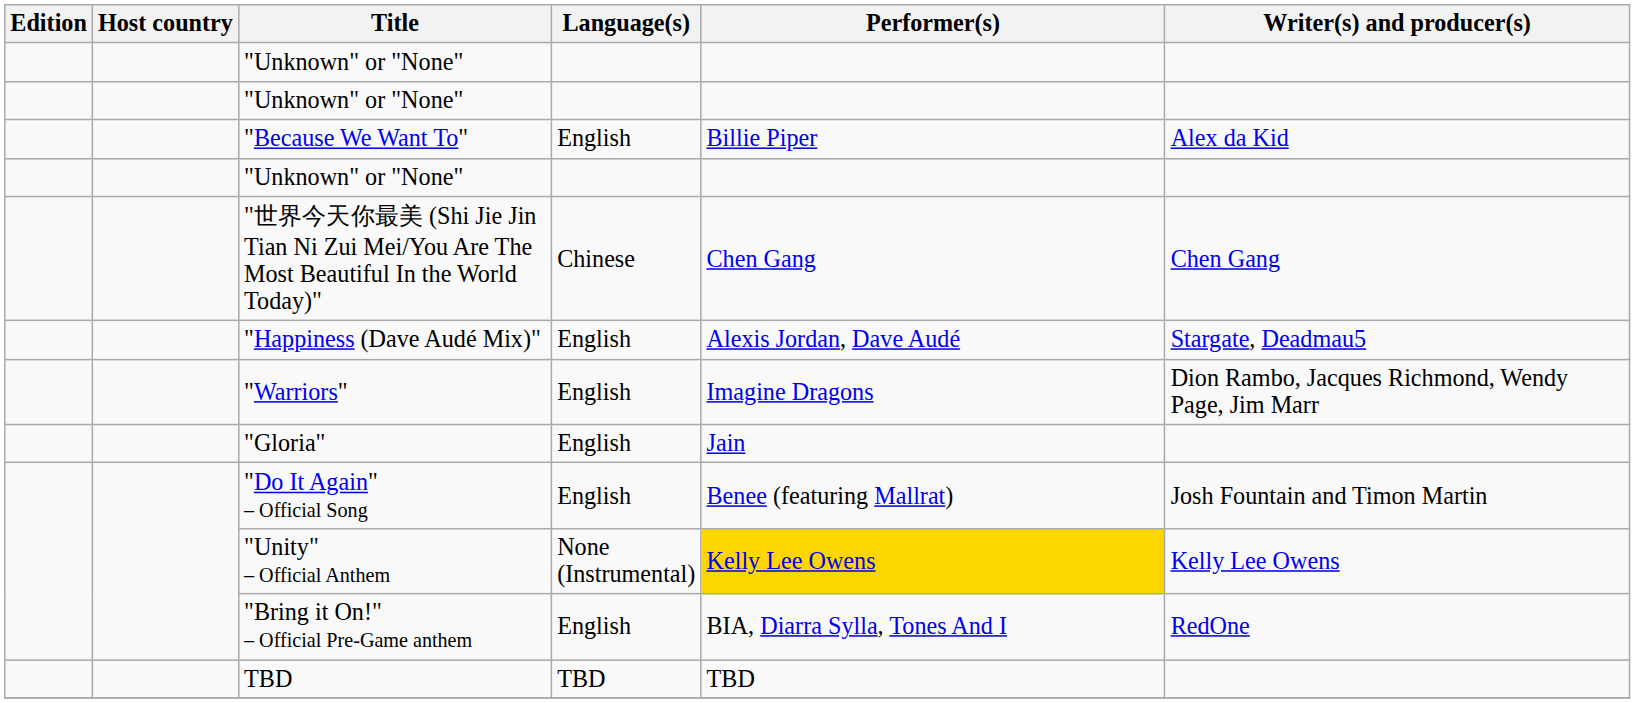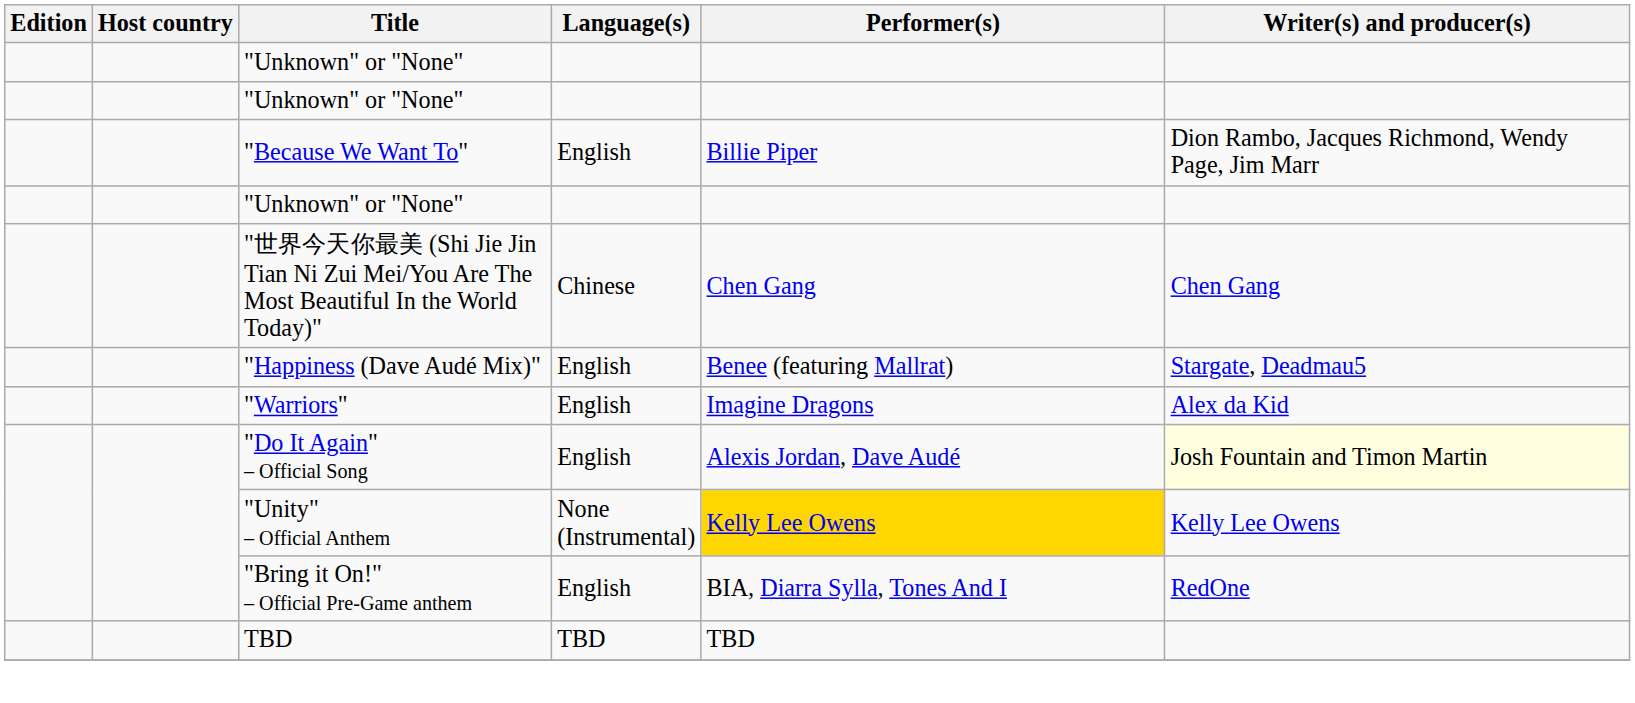(1230, 138) Alex da Kid -> (1369, 152) Dion Rambo, Jacques Richmond, Wendy Page, Jim Marr
(833, 339) Alexis Jordan, Dave Audé -> (830, 366) Benee (featuring Mallrat)
(1369, 391) Dion Rambo, Jacques Richmond, Wendy Page, Jim Marr -> (1230, 405) Alex da Kid
- row: (285, 443)
(830, 495) Benee (featuring Mallrat) -> (833, 457) Alexis Jordan, Dave Audé
(1329, 495) no background -> (1329, 457) lightyellow background
